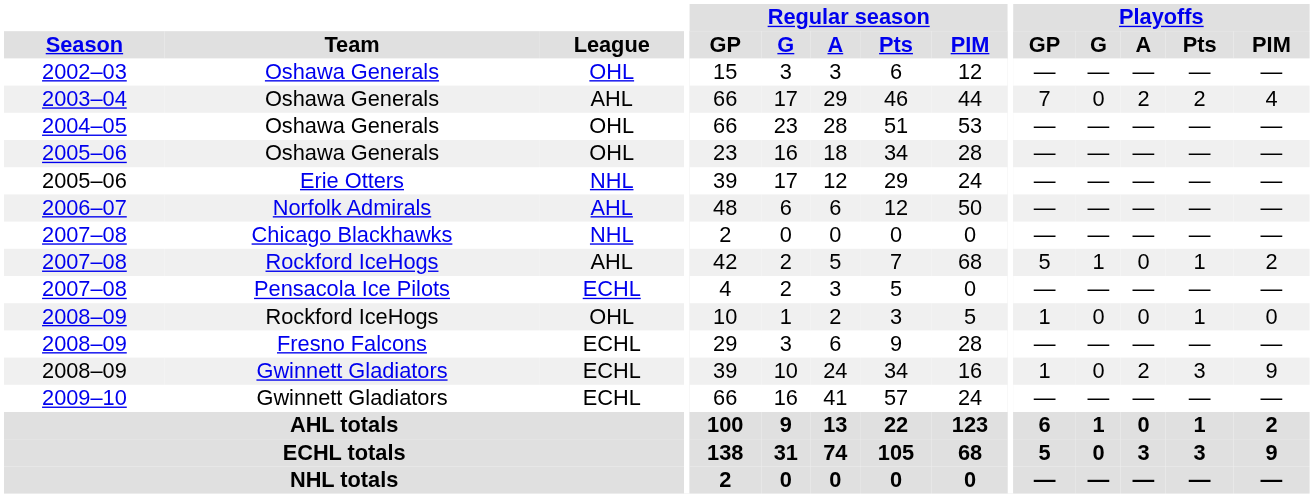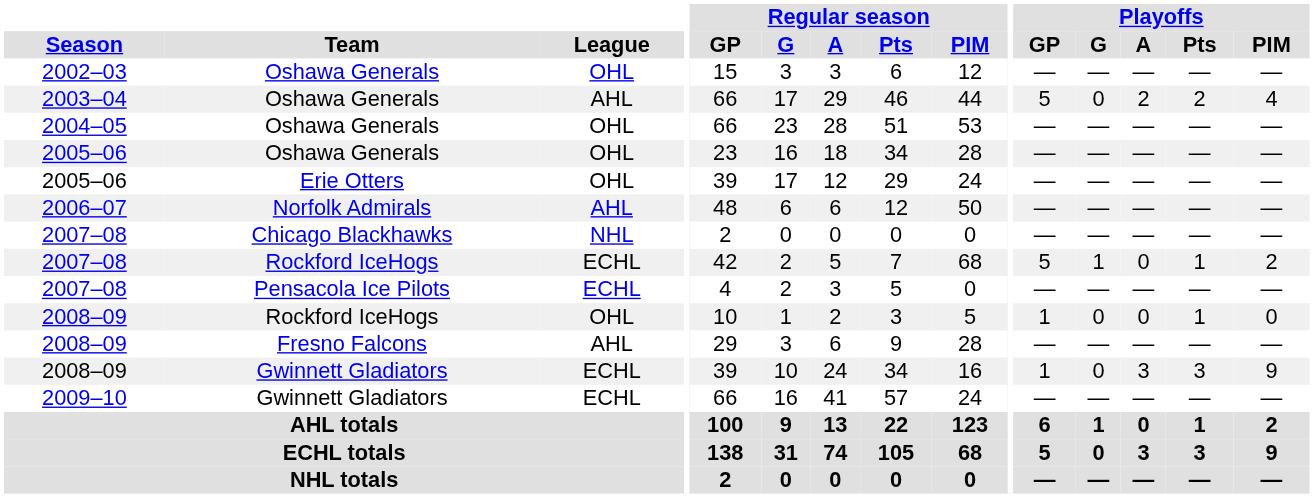(1045, 99) 7 -> (1045, 99) 5
(612, 180) NHL -> (612, 180) OHL
(612, 262) AHL -> (612, 262) ECHL
(612, 343) ECHL -> (612, 343) AHL
(1143, 371) 2 -> (1143, 371) 3
